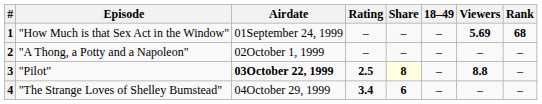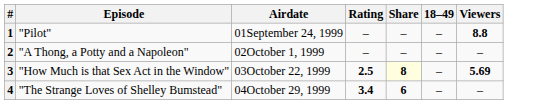- column: (520, 14)
(124, 33) "How Much is that Sex Act in the Window" -> (35, 33) "Pilot"
(480, 33) 5.69 -> (480, 33) 8.8
(35, 71) "Pilot" -> (124, 71) "How Much is that Sex Act in the Window"
(284, 71) bold -> (282, 71) normal
(480, 71) 8.8 -> (480, 71) 5.69
